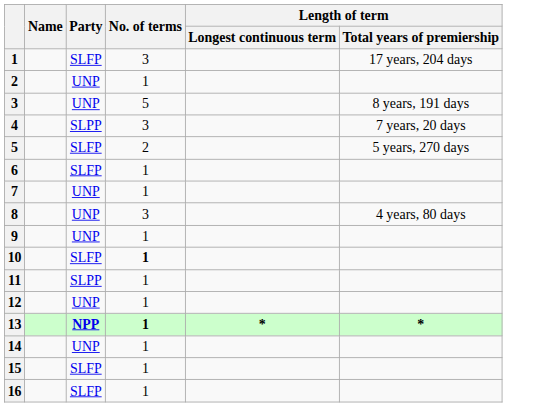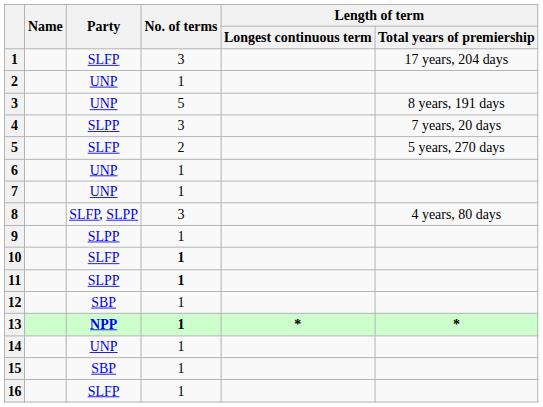(86, 170) SLFP -> (104, 170) UNP
(86, 214) UNP -> (104, 214) SLFP, SLPP
(86, 236) UNP -> (104, 236) SLPP
(145, 280) normal -> (181, 280) bold
(86, 302) UNP -> (104, 302) SBP
(86, 368) SLFP -> (104, 368) SBP
